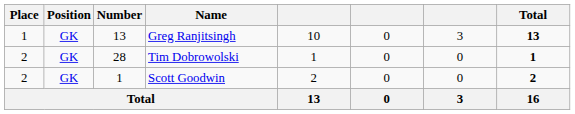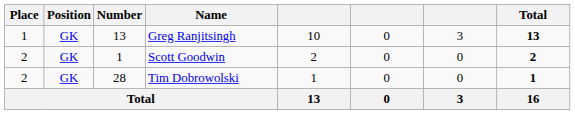rows swapped: (187, 78) <-> (193, 57)
